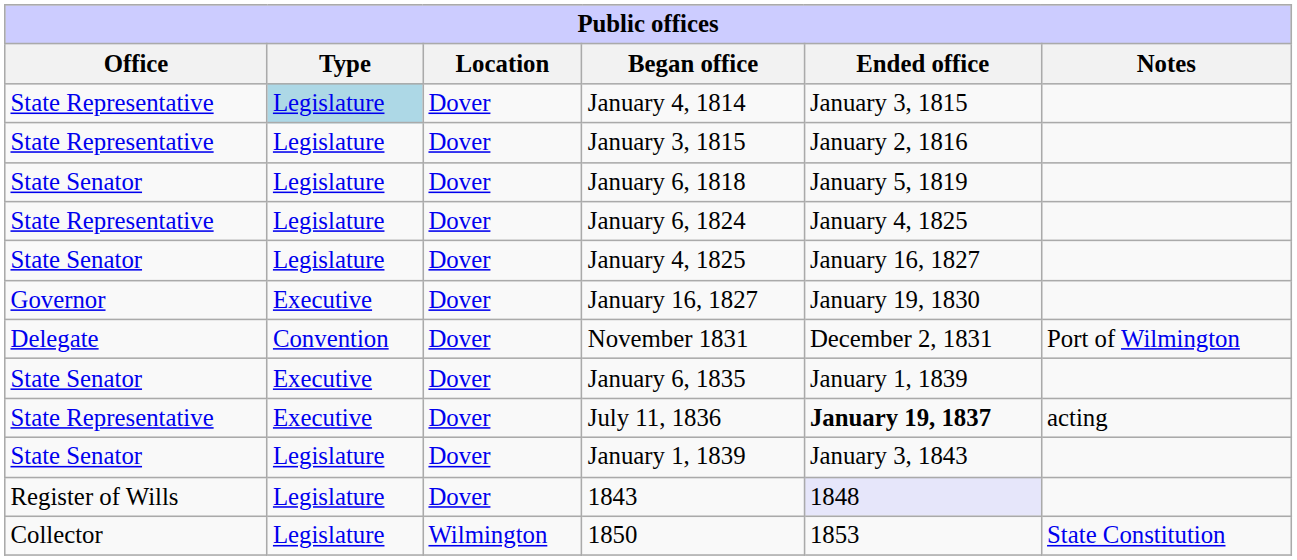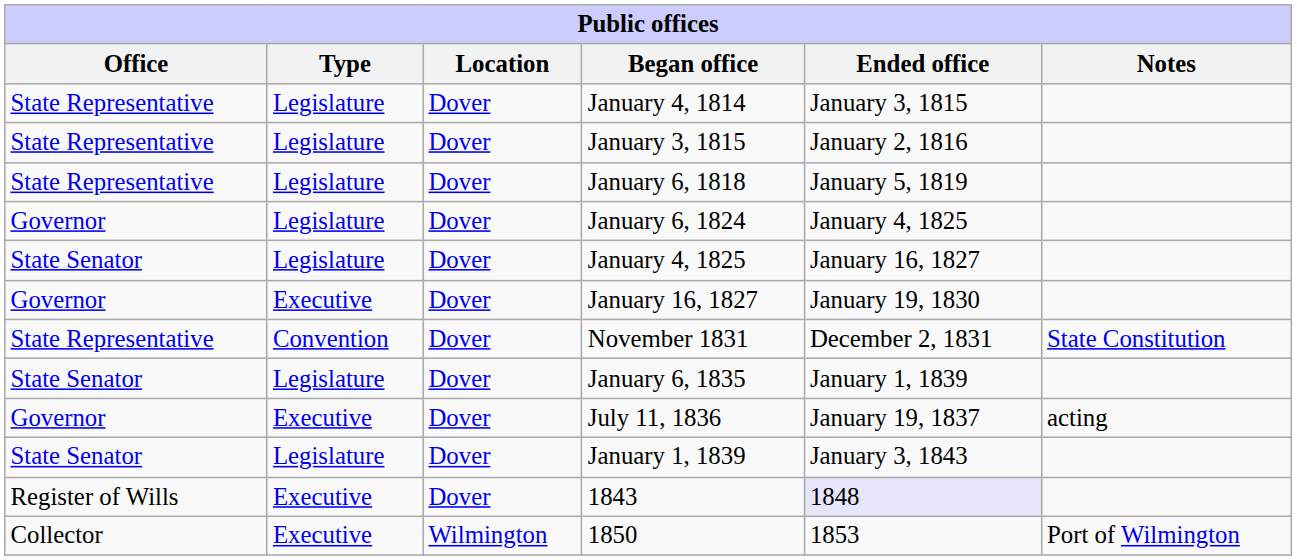(329, 102) lightblue background -> (329, 102) no background
(76, 181) State Senator -> (112, 181) State Representative
(112, 220) State Representative -> (58, 220) Governor
(55, 338) Delegate -> (112, 338) State Representative
(1143, 338) Port of Wilmington -> (1136, 338) State Constitution
(323, 378) Executive -> (329, 378) Legislature
(112, 417) State Representative -> (58, 417) Governor
(900, 417) bold -> (895, 417) normal
(329, 496) Legislature -> (323, 496) Executive
(329, 535) Legislature -> (323, 535) Executive
(1136, 535) State Constitution -> (1143, 535) Port of Wilmington
